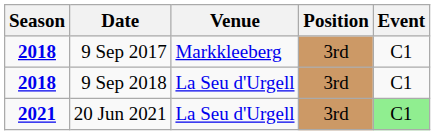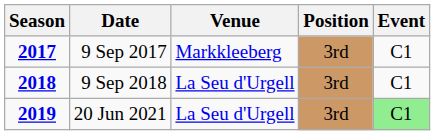(37, 51) 2018 -> (37, 51) 2017
(37, 114) 2021 -> (37, 114) 2019
